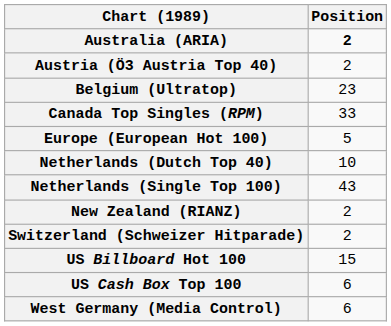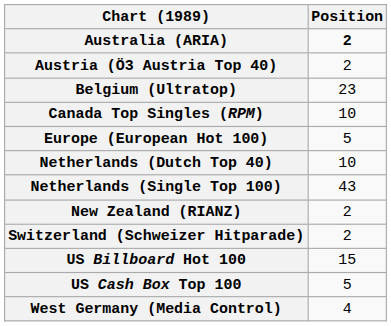(347, 114) 33 -> (347, 114) 10
(347, 285) 6 -> (347, 285) 5
(347, 309) 6 -> (347, 309) 4
